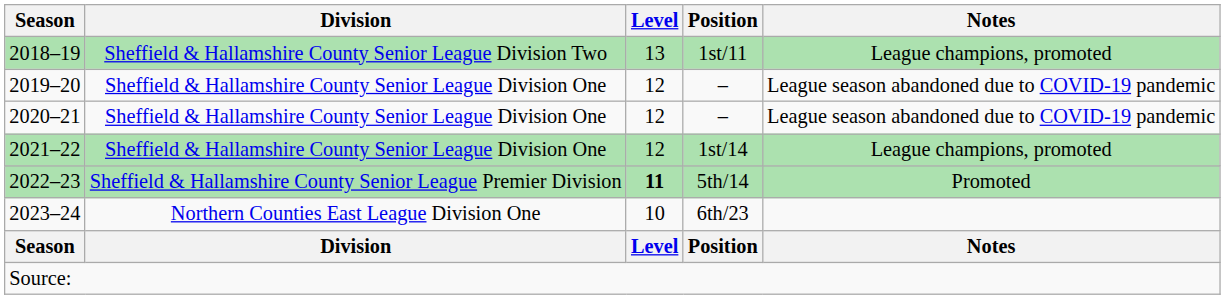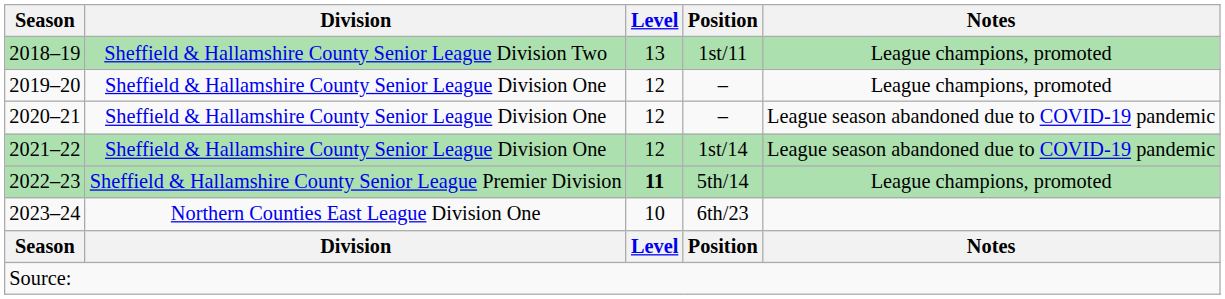(991, 85) League season abandoned due to COVID-19 pandemic -> (991, 85) League champions, promoted
(991, 149) League champions, promoted -> (991, 149) League season abandoned due to COVID-19 pandemic
(991, 181) Promoted -> (991, 181) League champions, promoted
